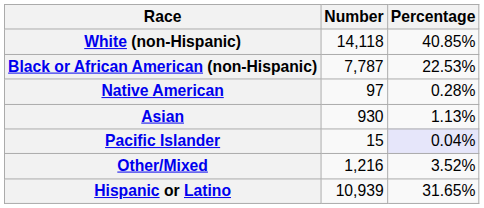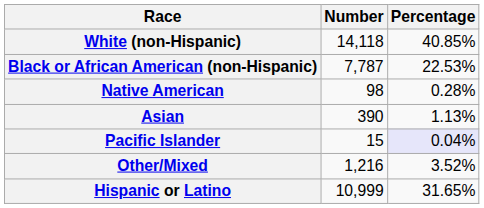(375, 91) 97 -> (375, 91) 98
(371, 116) 930 -> (371, 116) 390
(360, 191) 10,939 -> (360, 191) 10,999
